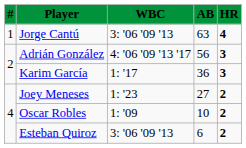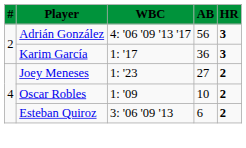- row: (49, 34)
